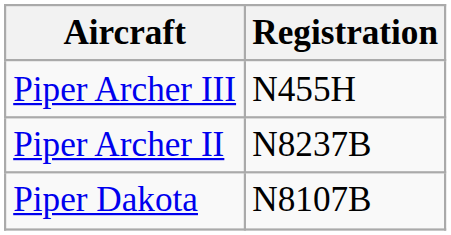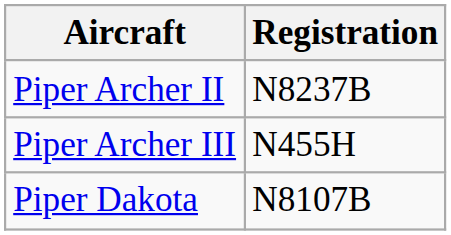rows swapped: (119, 144) <-> (125, 88)
